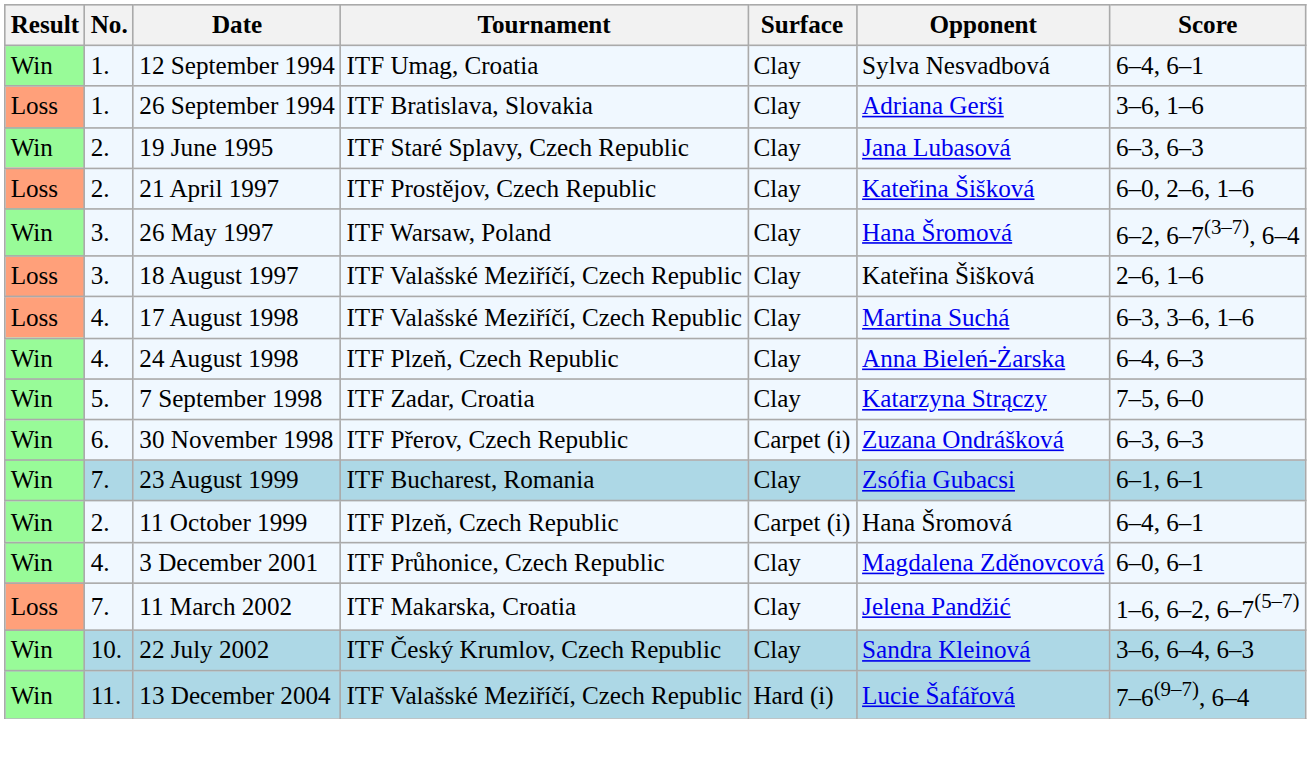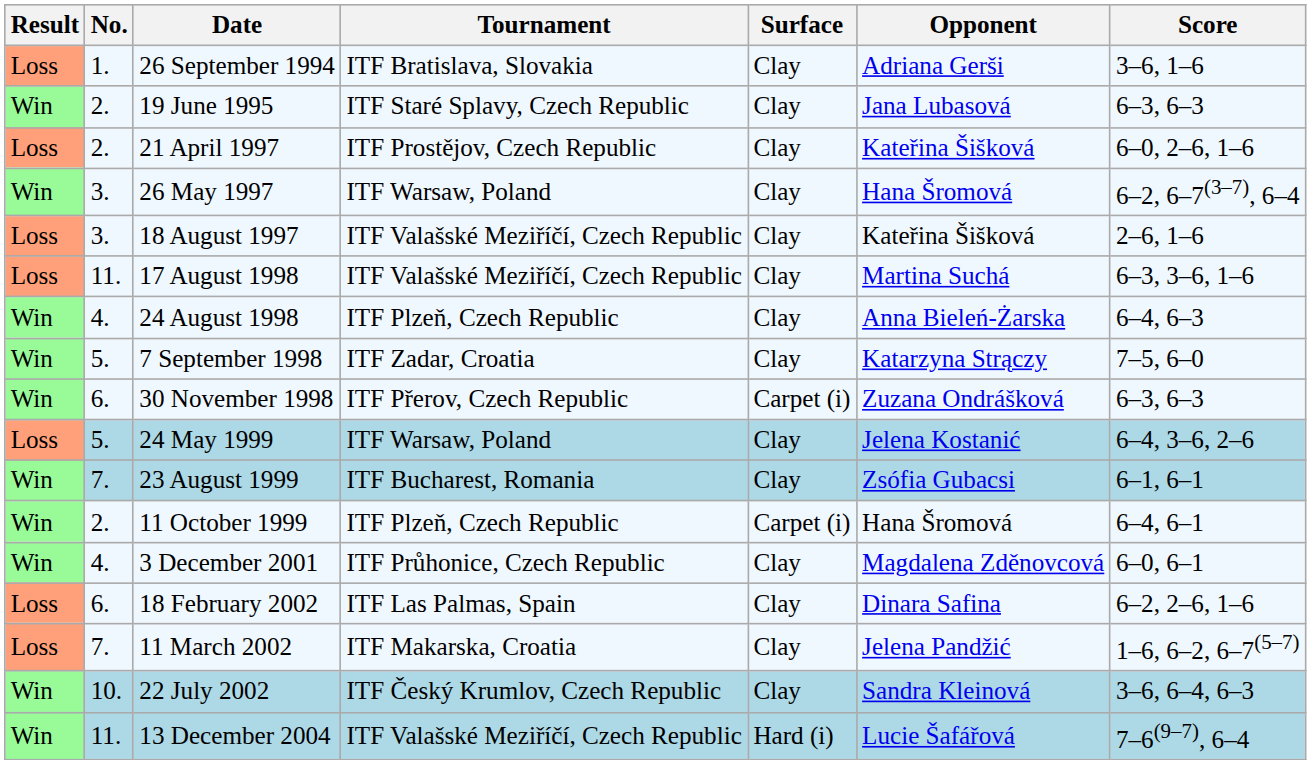- row: (237, 65)
(100, 316) 4. -> (106, 275) 11.
+ row: (206, 439)
+ row: (229, 602)
